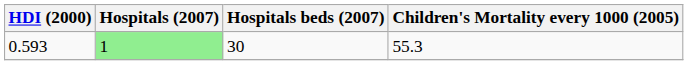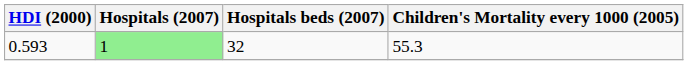(236, 45) 30 -> (236, 45) 32
